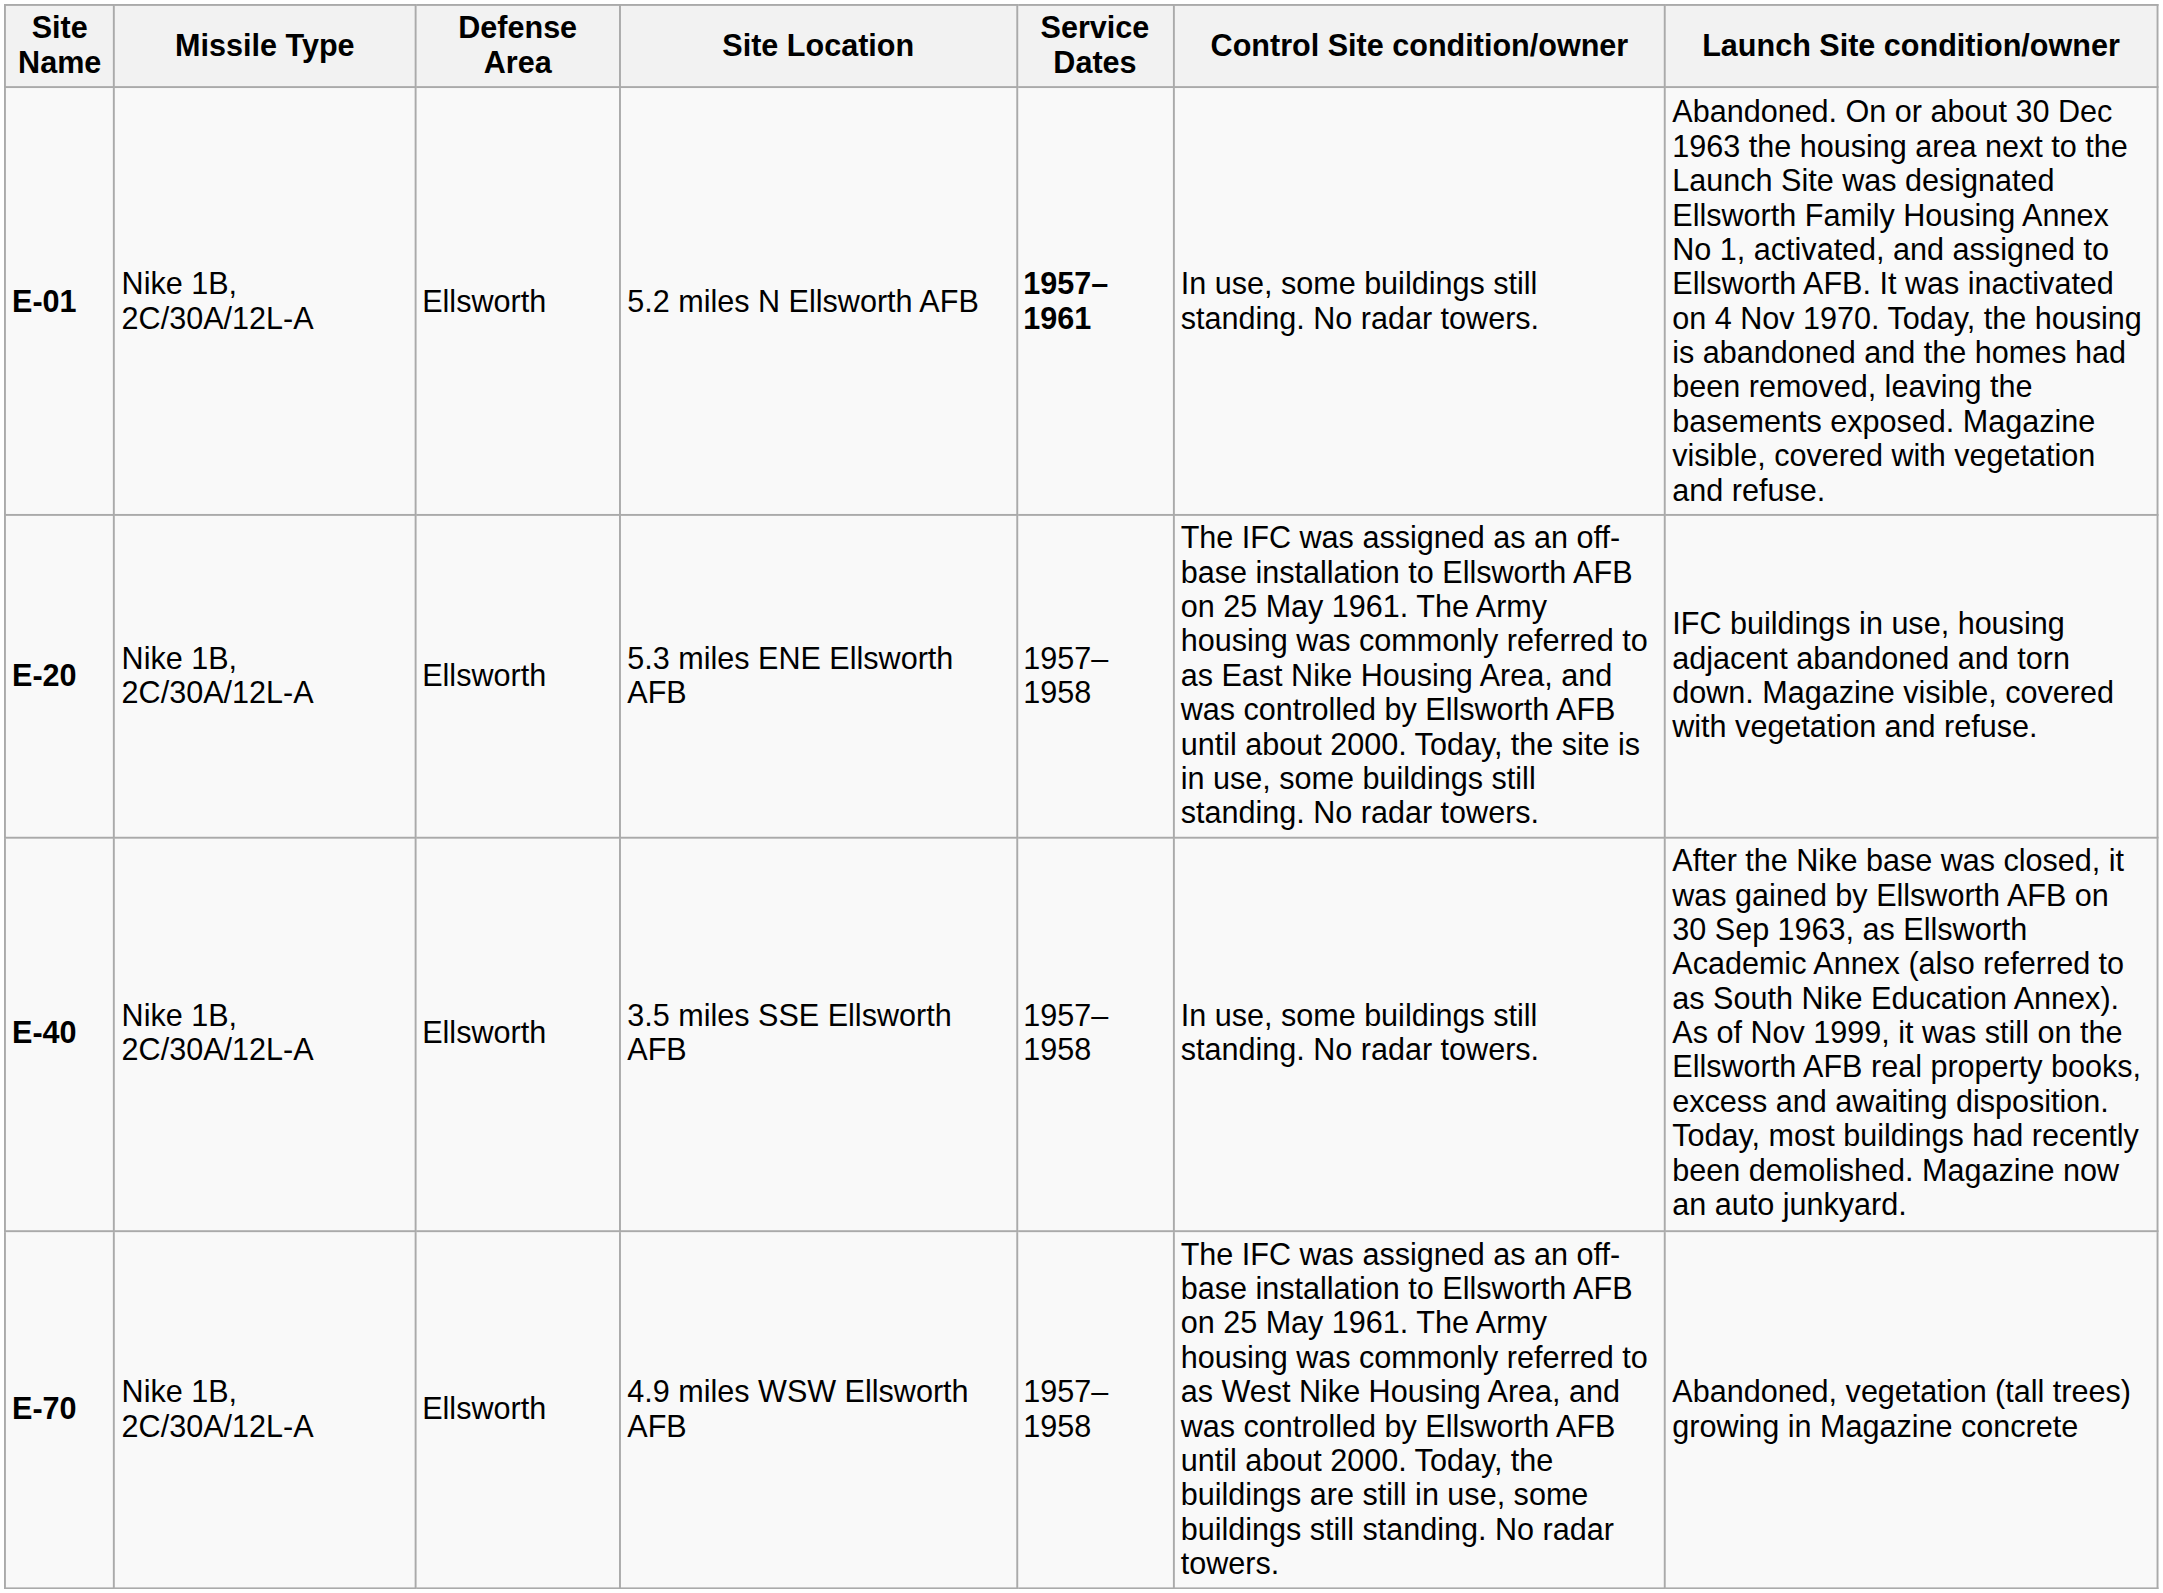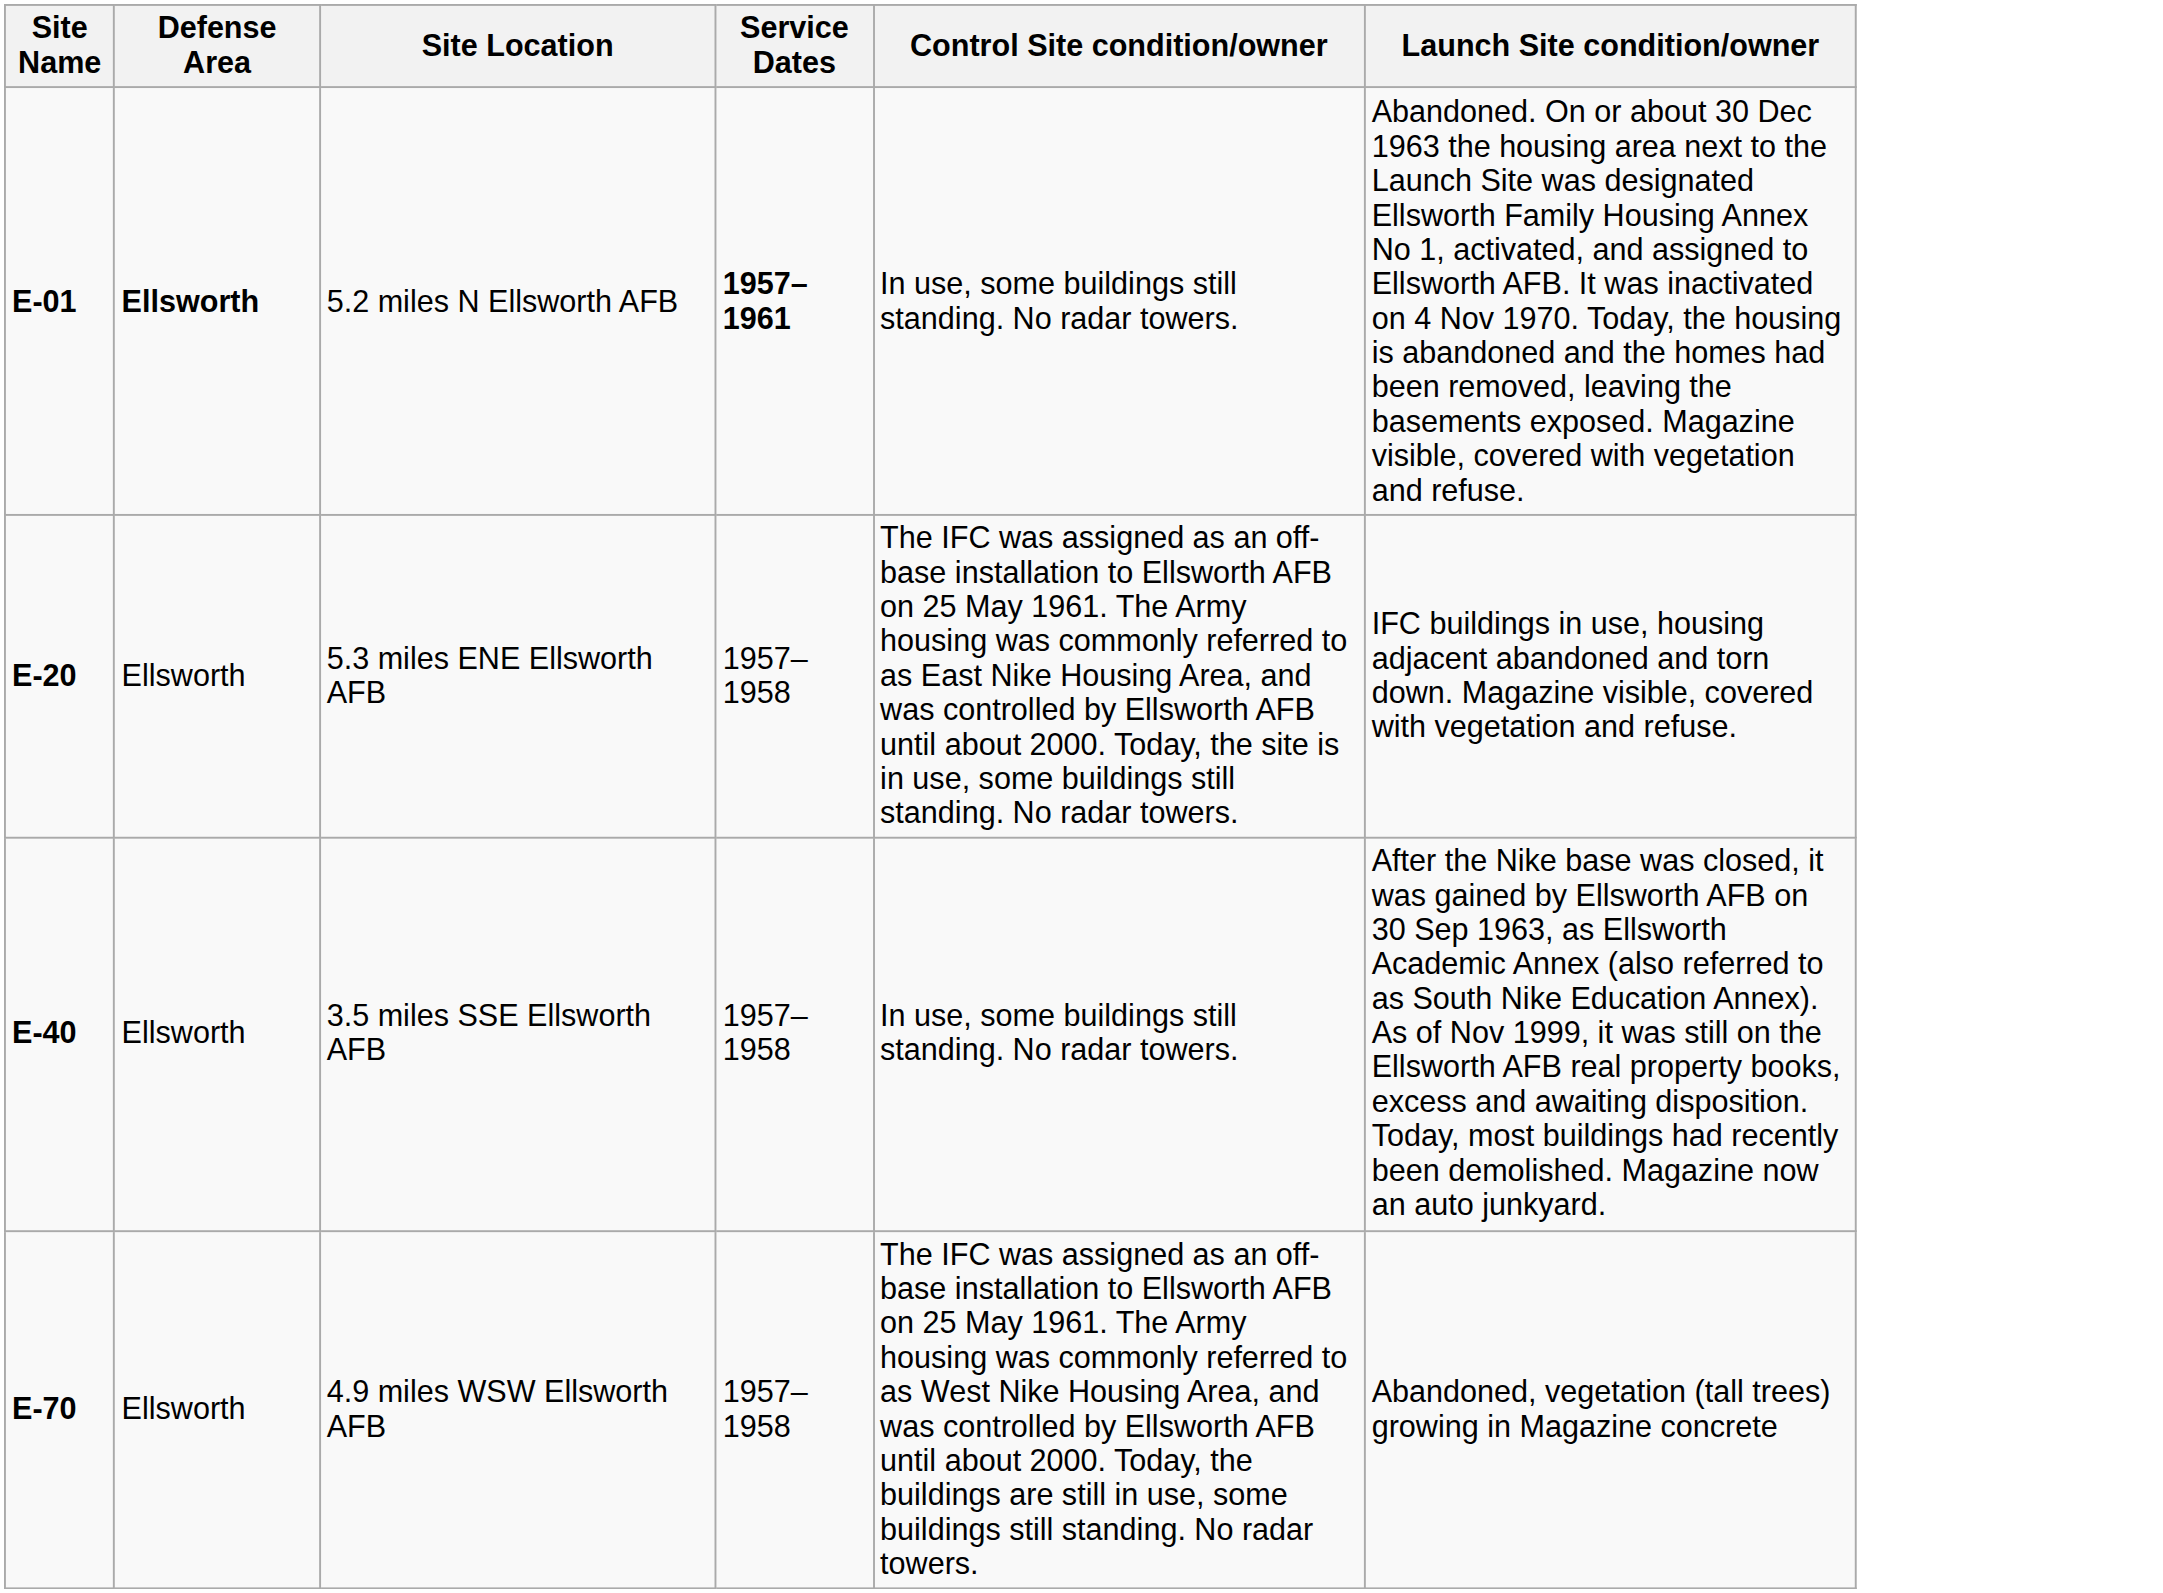- column: (265, 45)
(484, 300) normal -> (190, 300) bold
